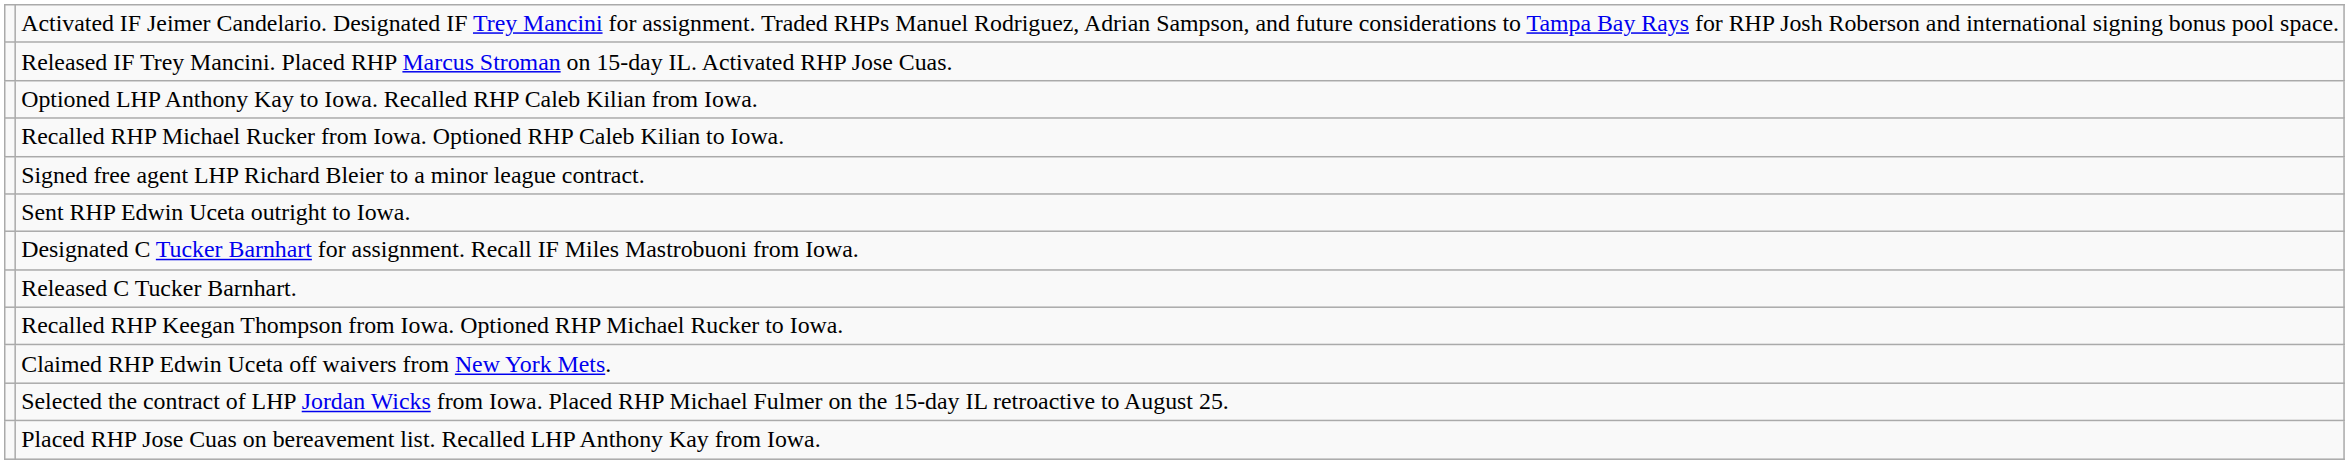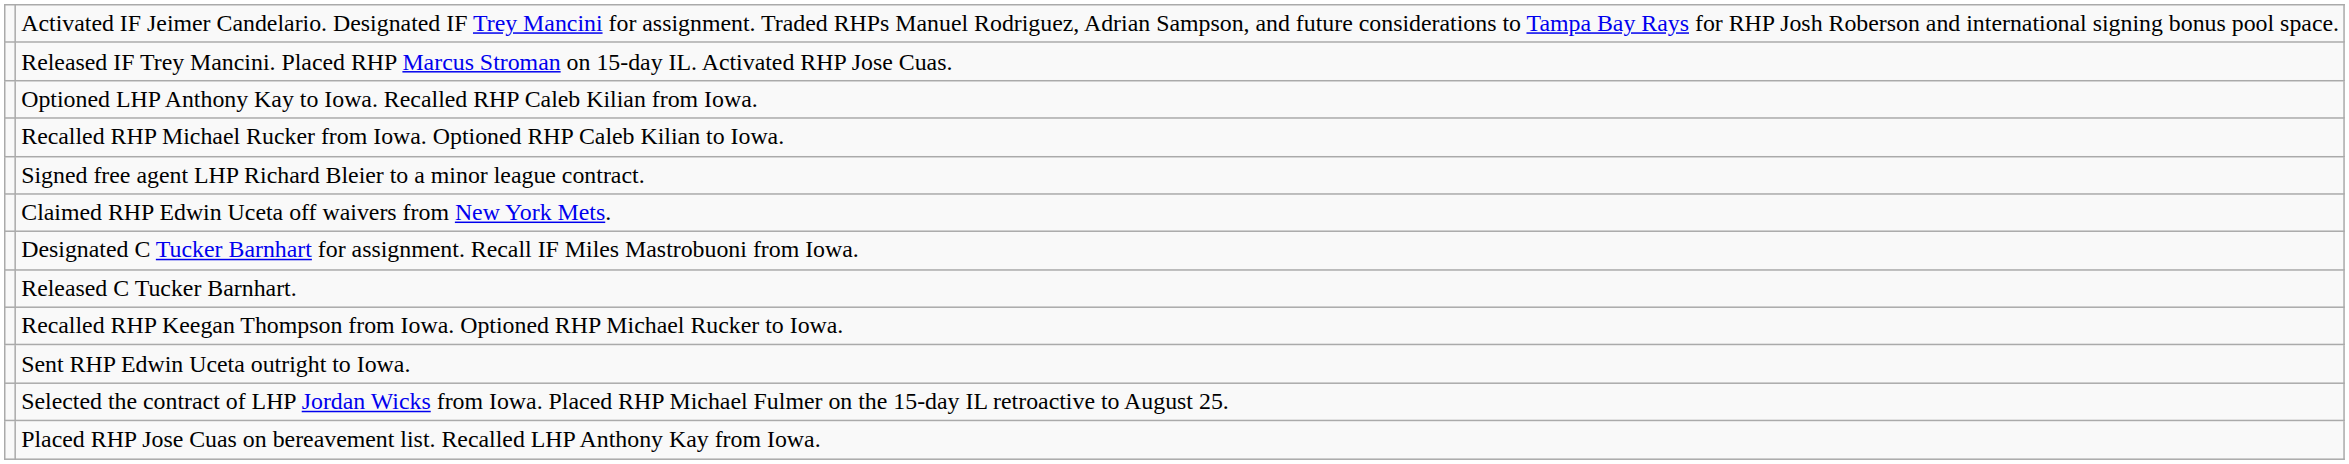rows swapped: (316, 363) <-> (216, 212)
